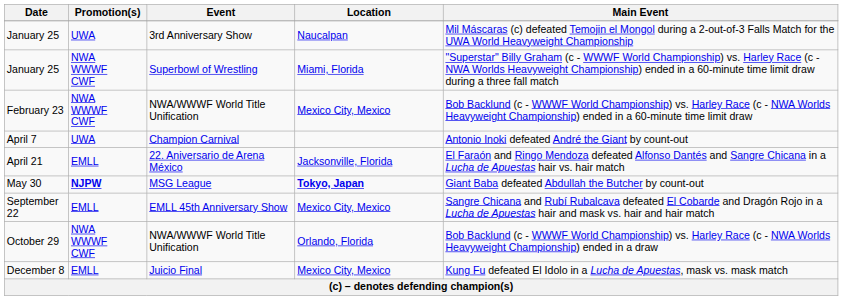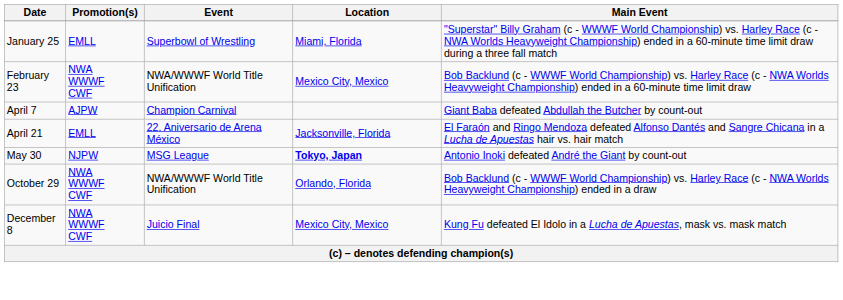- row: (33, 35)
(89, 70) NWA WWWF CWF -> (82, 41) EMLL
(83, 139) UWA -> (83, 110) AJPW
(567, 139) Antonio Inoki defeated André the Giant by count-out -> (573, 110) Giant Baba defeated Abdullah the Butcher by count-out
(86, 184) bold -> (83, 156) normal
(575, 184) Giant Baba defeated Abdullah the Butcher by count-out -> (565, 156) Antonio Inoki defeated André the Giant by count-out
- row: (33, 207)
(85, 270) EMLL -> (86, 225) NWA WWWF CWF
